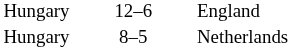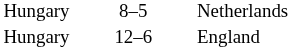rows swapped: (243, 36) <-> (228, 10)
